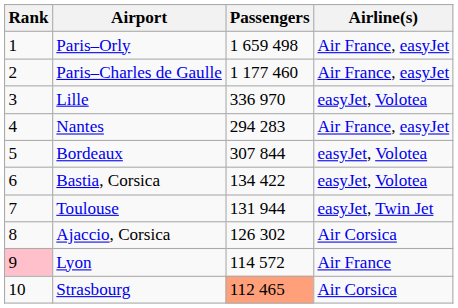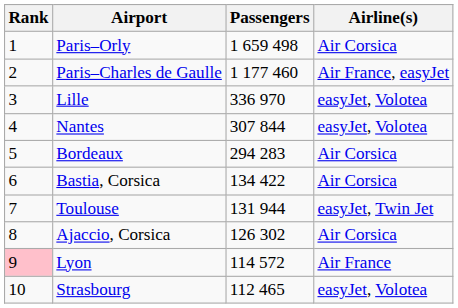(383, 45) Air France, easyJet -> (357, 45) Air Corsica
(258, 126) 294 283 -> (258, 126) 307 844
(383, 126) Air France, easyJet -> (372, 126) easyJet, Volotea
(258, 153) 307 844 -> (258, 153) 294 283
(372, 153) easyJet, Volotea -> (357, 153) Air Corsica
(372, 180) easyJet, Volotea -> (357, 180) Air Corsica
(257, 289) lightsalmon background -> (257, 289) no background
(357, 289) Air Corsica -> (372, 289) easyJet, Volotea
